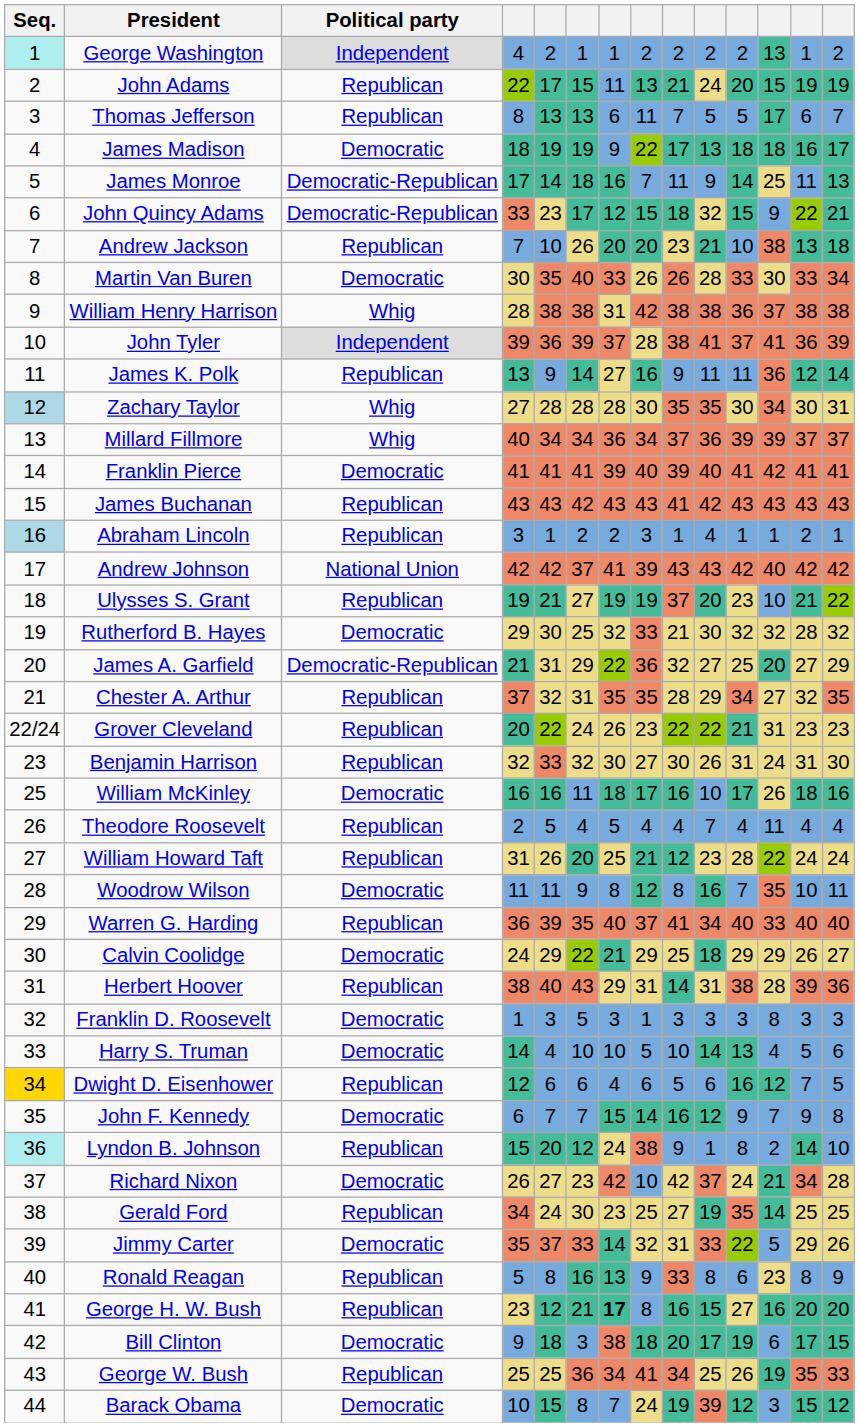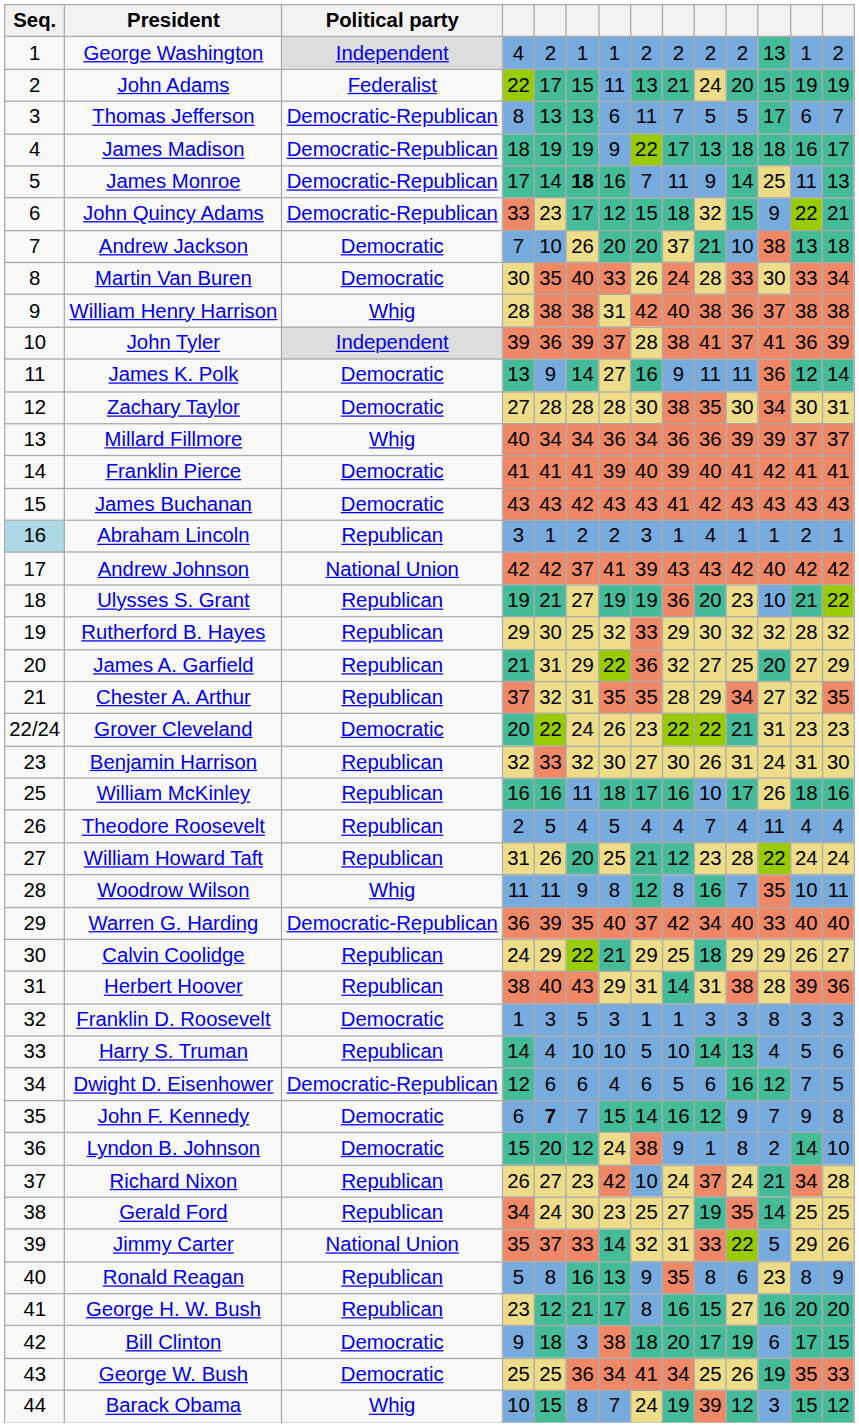(35, 52) paleturquoise background -> (35, 52) no background
(392, 85) Republican -> (392, 85) Federalist
(392, 117) Republican -> (392, 117) Democratic-Republican
(392, 149) Democratic -> (392, 149) Democratic-Republican
(582, 181) normal -> (582, 181) bold
(392, 246) Republican -> (392, 246) Democratic
(678, 246) 23 -> (678, 246) 37
(678, 278) 26 -> (678, 278) 24
(678, 310) 38 -> (678, 310) 40
(392, 375) Republican -> (392, 375) Democratic
(35, 407) lightblue background -> (35, 407) no background
(392, 407) Whig -> (392, 407) Democratic
(678, 407) 35 -> (678, 407) 38
(678, 439) 37 -> (678, 439) 36
(392, 504) Republican -> (392, 504) Democratic
(678, 600) 37 -> (678, 600) 36
(392, 632) Democratic -> (392, 632) Republican
(678, 632) 21 -> (678, 632) 29
(392, 665) Democratic-Republican -> (392, 665) Republican
(392, 729) Republican -> (392, 729) Democratic
(392, 794) Democratic -> (392, 794) Republican
(392, 890) Democratic -> (392, 890) Whig
(392, 922) Republican -> (392, 922) Democratic-Republican
(678, 922) 41 -> (678, 922) 42
(392, 955) Democratic -> (392, 955) Republican
(678, 1019) 3 -> (678, 1019) 1
(392, 1051) Democratic -> (392, 1051) Republican
(35, 1084) gold background -> (35, 1084) no background
(392, 1084) Republican -> (392, 1084) Democratic-Republican
(550, 1116) normal -> (550, 1116) bold
(35, 1148) paleturquoise background -> (35, 1148) no background
(392, 1148) Republican -> (392, 1148) Democratic
(392, 1180) Democratic -> (392, 1180) Republican
(678, 1180) 42 -> (678, 1180) 24
(392, 1245) Democratic -> (392, 1245) National Union
(678, 1277) 33 -> (678, 1277) 35
(614, 1309) bold -> (614, 1309) normal
(392, 1374) Republican -> (392, 1374) Democratic
(392, 1406) Democratic -> (392, 1406) Whig
